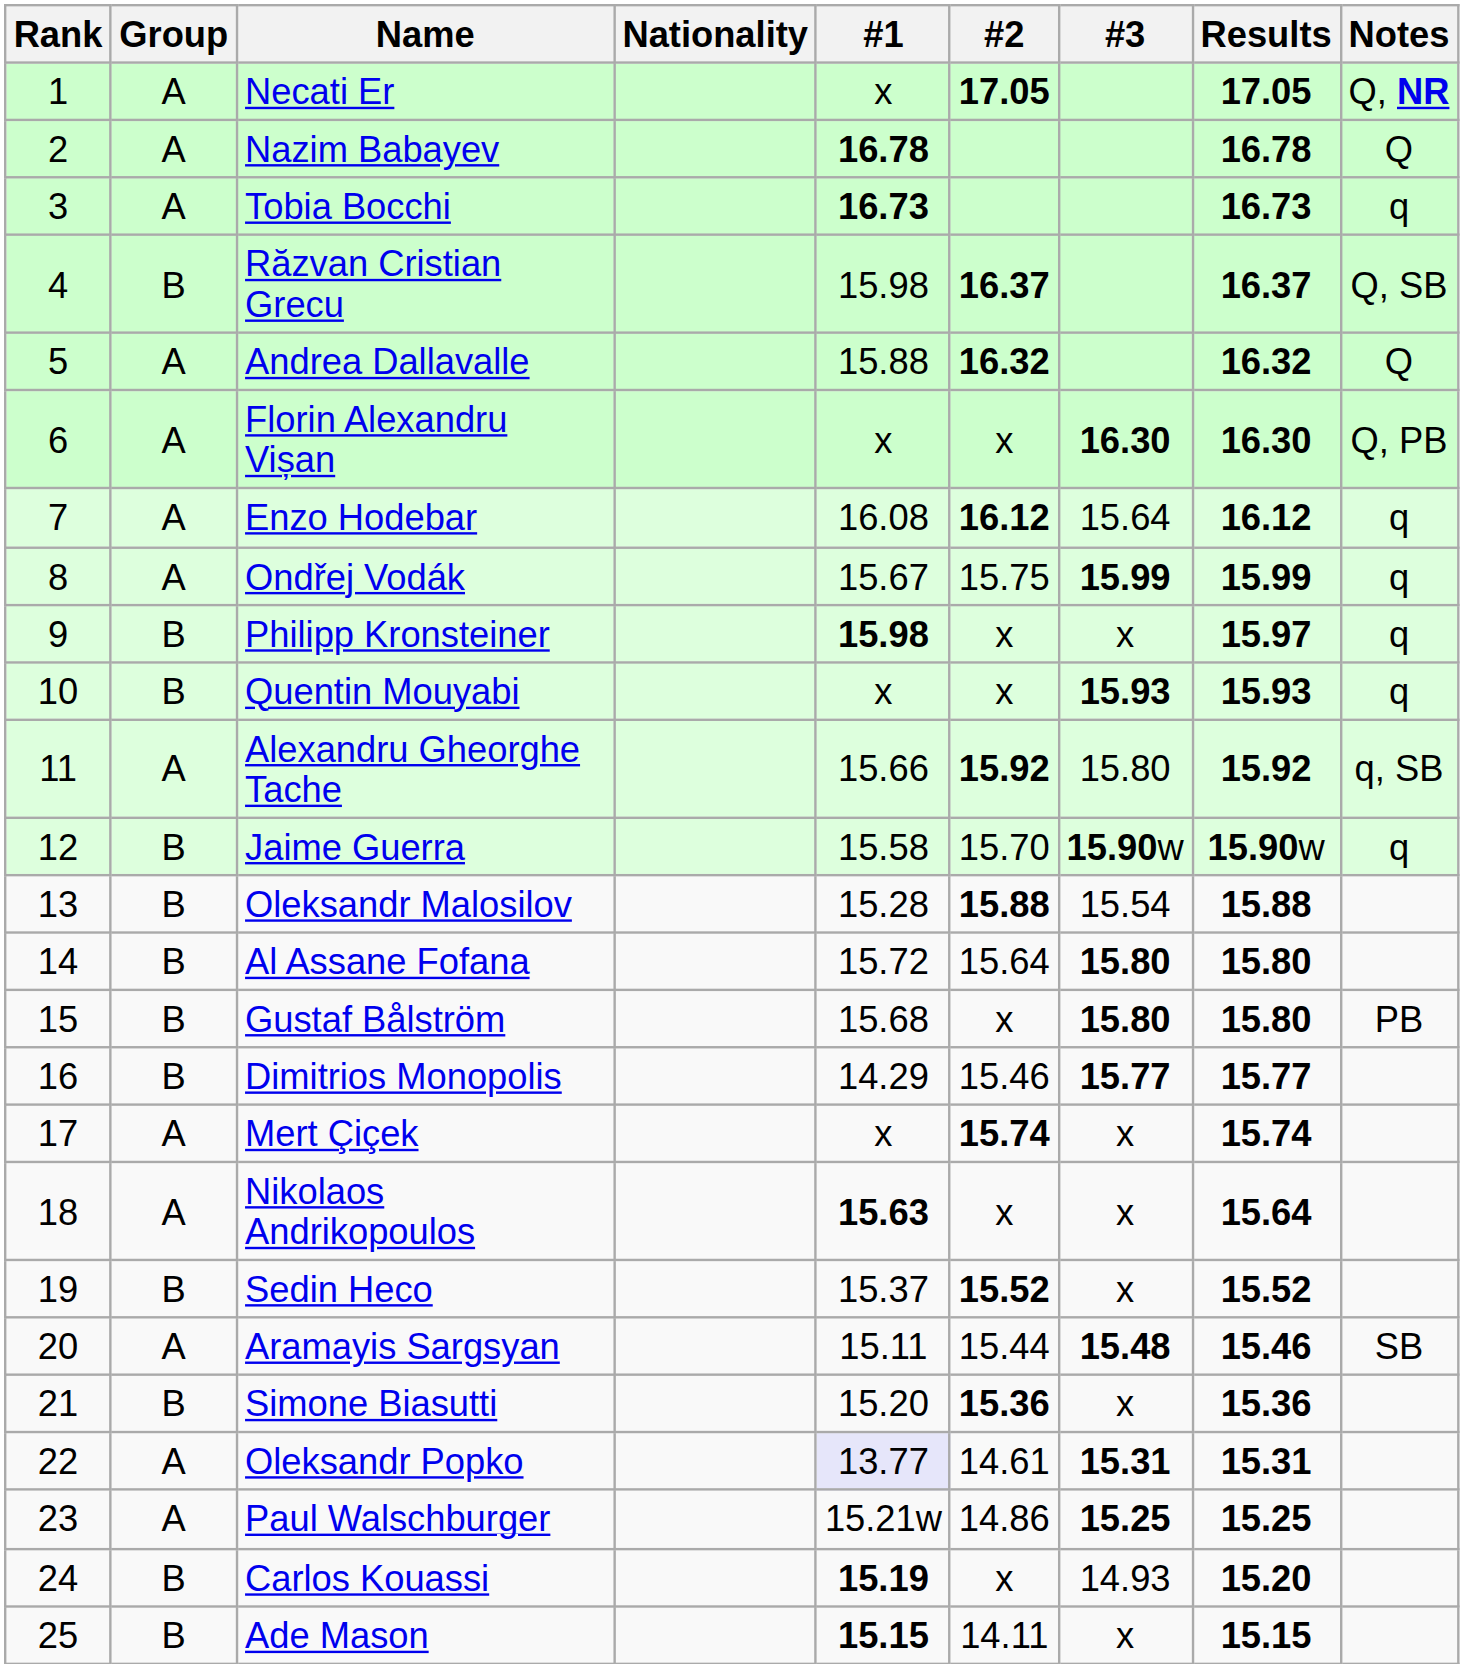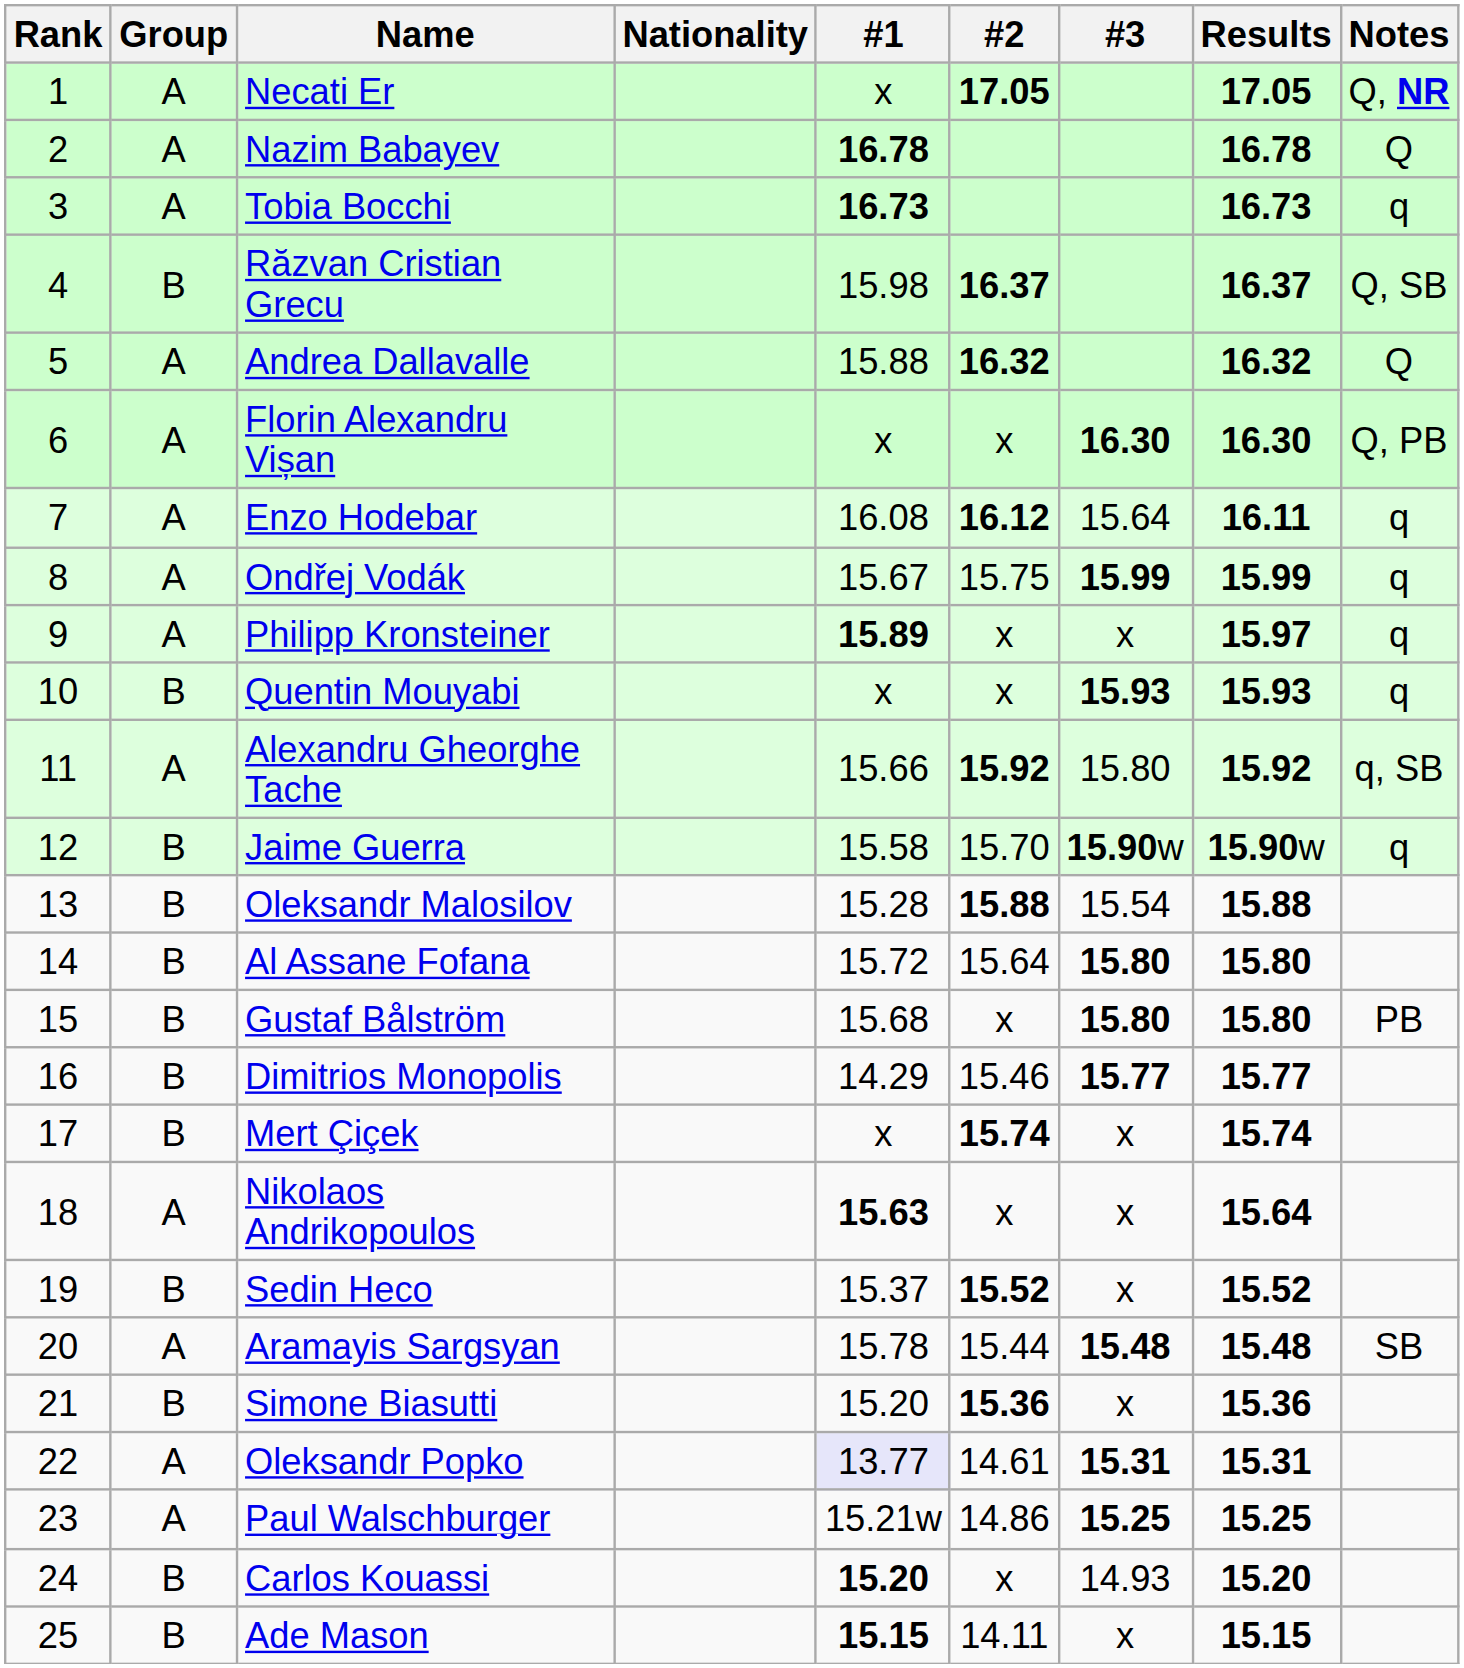(1266, 518) 16.12 -> (1266, 518) 16.11
(174, 633) B -> (174, 633) A
(883, 633) 15.98 -> (883, 633) 15.89
(174, 1134) A -> (174, 1134) B
(883, 1347) 15.11 -> (883, 1347) 15.78
(1266, 1347) 15.46 -> (1266, 1347) 15.48
(883, 1577) 15.19 -> (883, 1577) 15.20
